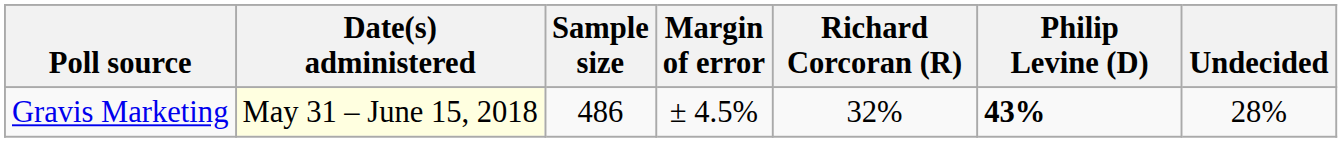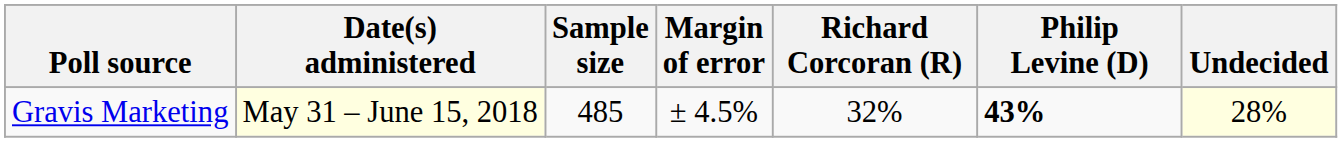(600, 111) 486 -> (600, 111) 485
(1259, 111) no background -> (1259, 111) lightyellow background
